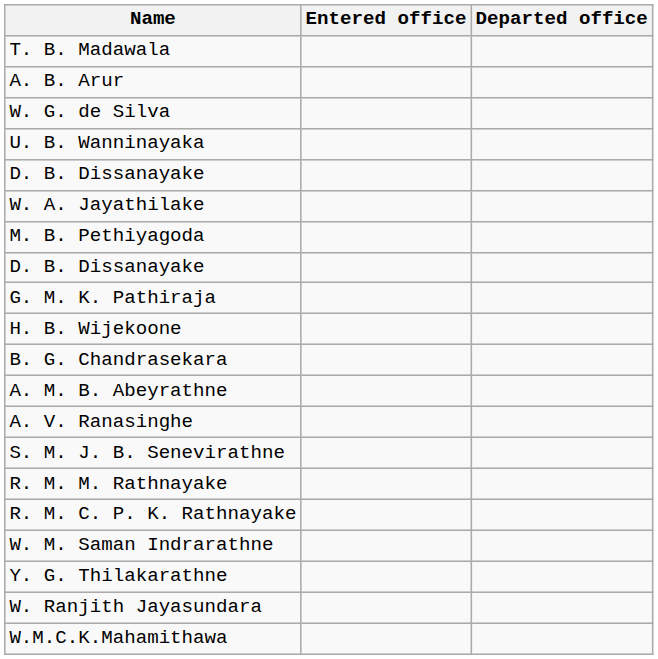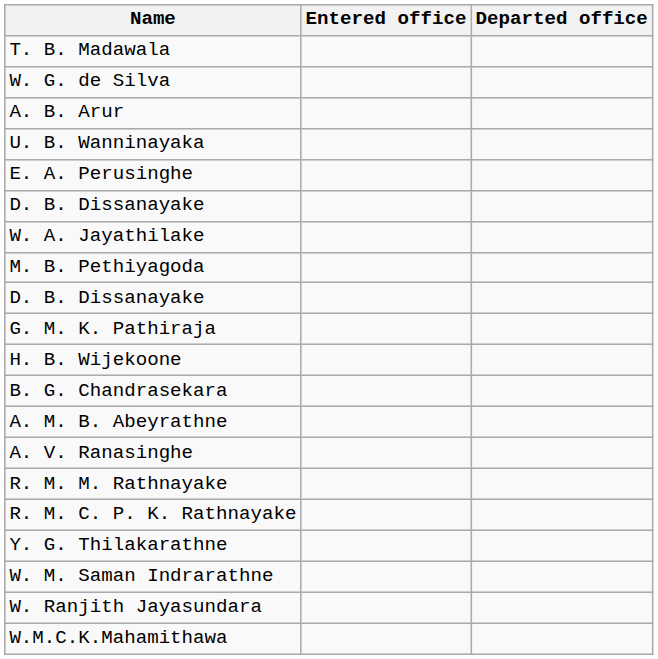rows swapped: (90, 113) <-> (67, 82)
+ row: (101, 175)
- row: (147, 453)
rows swapped: (118, 577) <-> (141, 546)
